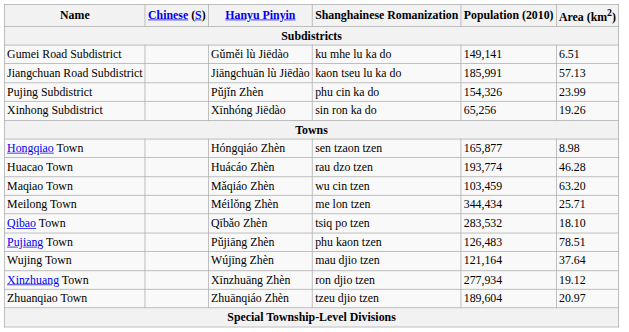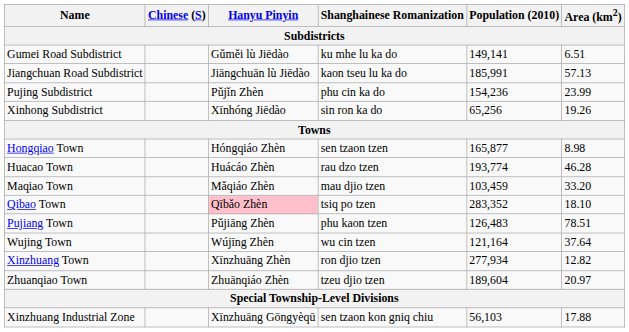(483, 92) 154,326 -> (489, 92) 154,236
(342, 186) wu cin tzen -> (353, 186) mau djio tzen
(572, 186) 63.20 -> (578, 186) 33.20
- row: (42, 204)
(239, 223) no background -> (239, 204) pink background
(483, 223) 283,532 -> (489, 204) 283,352
(347, 261) mau djio tzen -> (348, 242) wu cin tzen
(572, 279) 19.12 -> (578, 261) 12.82
+ row: (71, 317)
